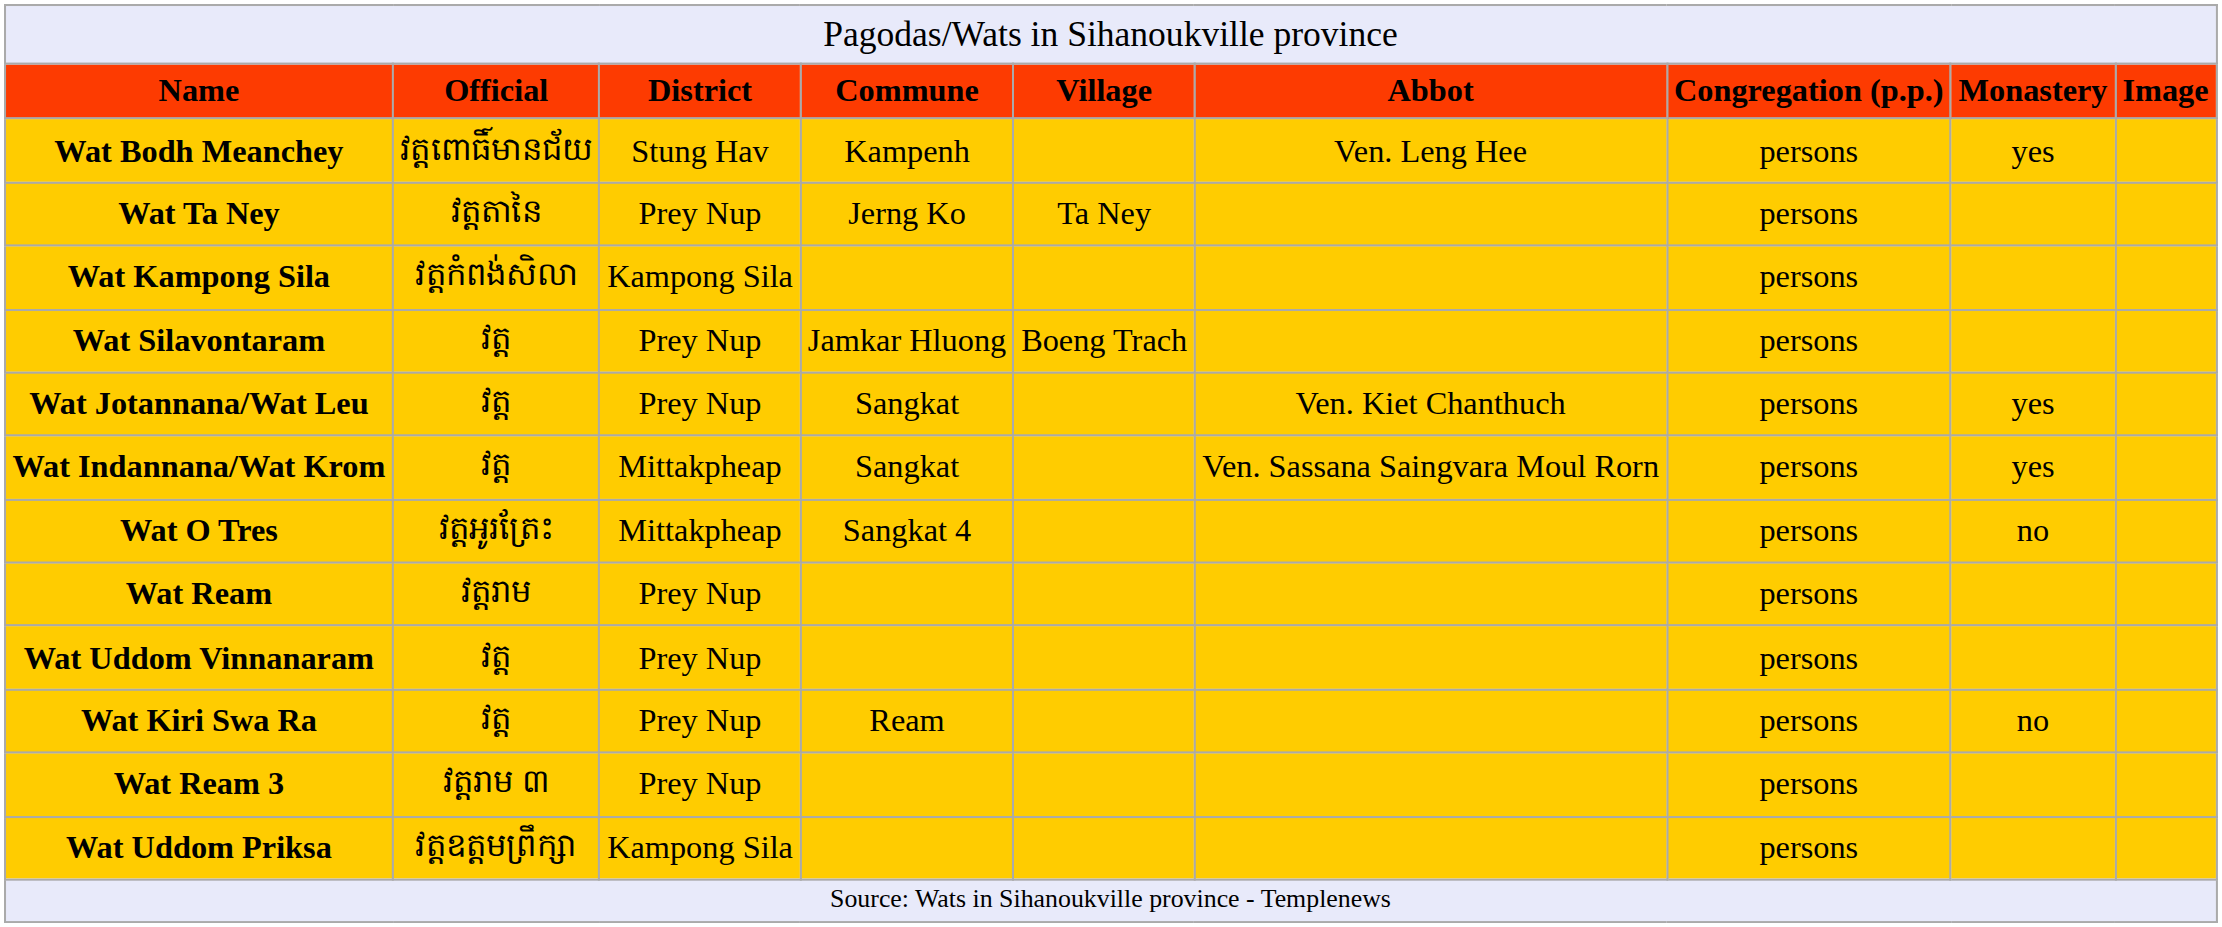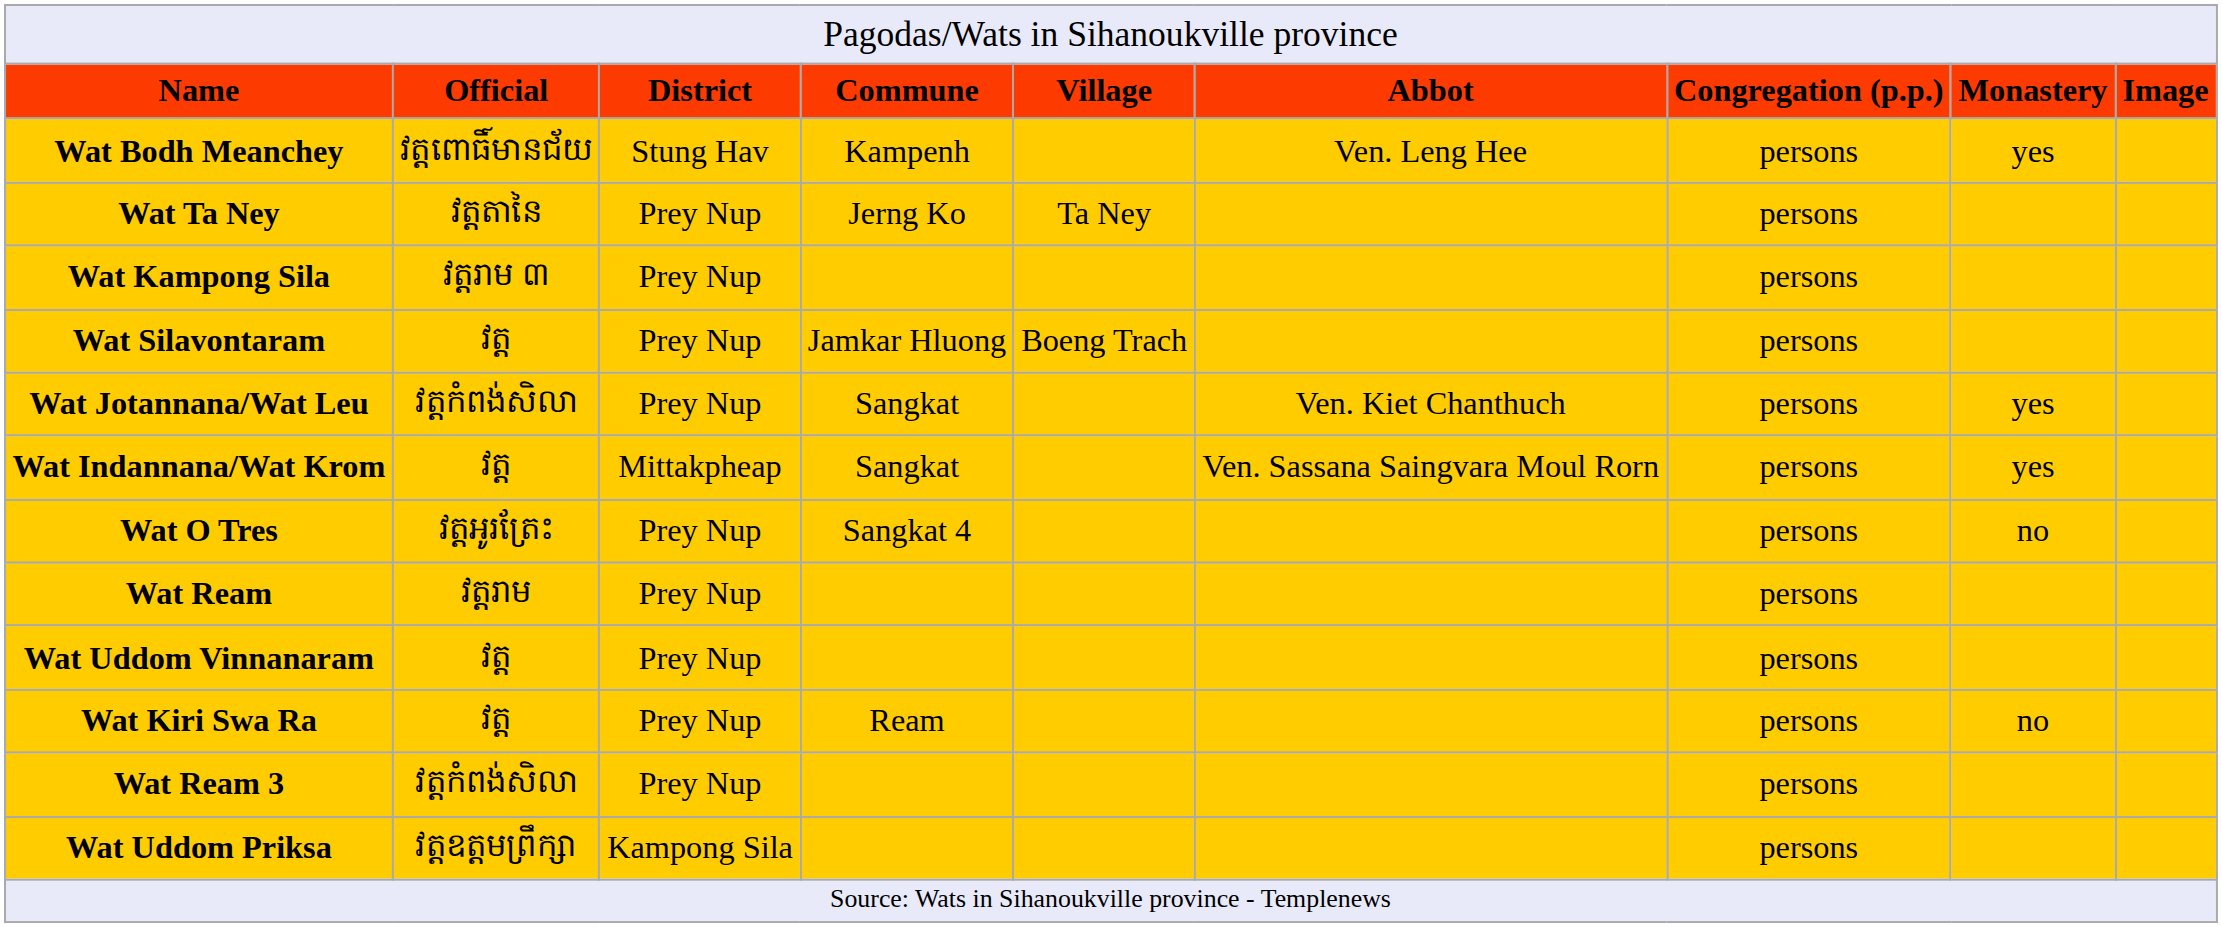(496, 274) វត្តកំពង់សិលា -> (496, 274) វត្តរាម ៣
(700, 276) Kampong Sila -> (700, 276) Prey Nup
(496, 401) វត្ត -> (496, 401) វត្តកំពង់សិលា
(700, 530) Mittakpheap -> (700, 530) Prey Nup
(496, 781) វត្តរាម ៣ -> (496, 781) វត្តកំពង់សិលា
